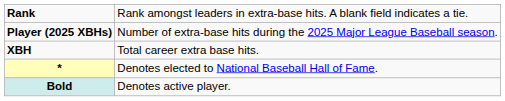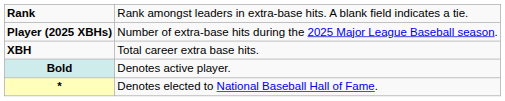rows swapped: (60, 68) <-> (60, 86)
